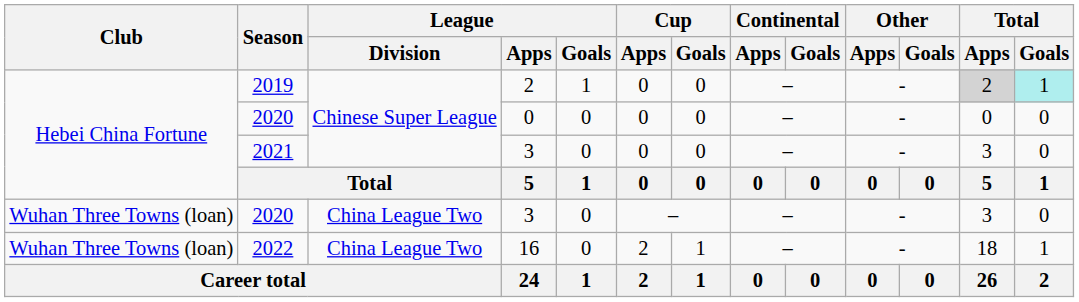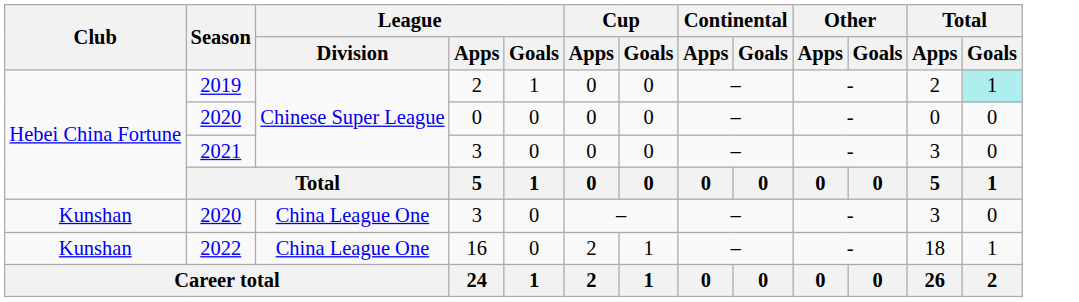(987, 85) lightgrey background -> (935, 85) no background
(121, 215) Wuhan Three Towns (loan) -> (95, 215) Kunshan
(405, 215) China League Two -> (352, 215) China League One
(121, 248) Wuhan Three Towns (loan) -> (95, 248) Kunshan
(405, 248) China League Two -> (352, 248) China League One
